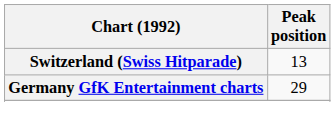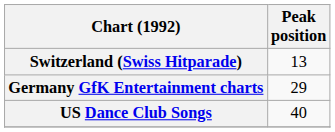+ row: (136, 113)
